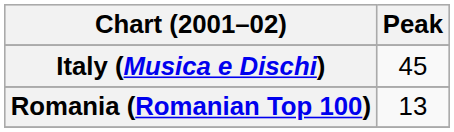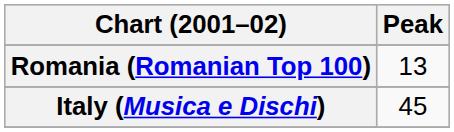rows swapped: (191, 65) <-> (191, 106)
